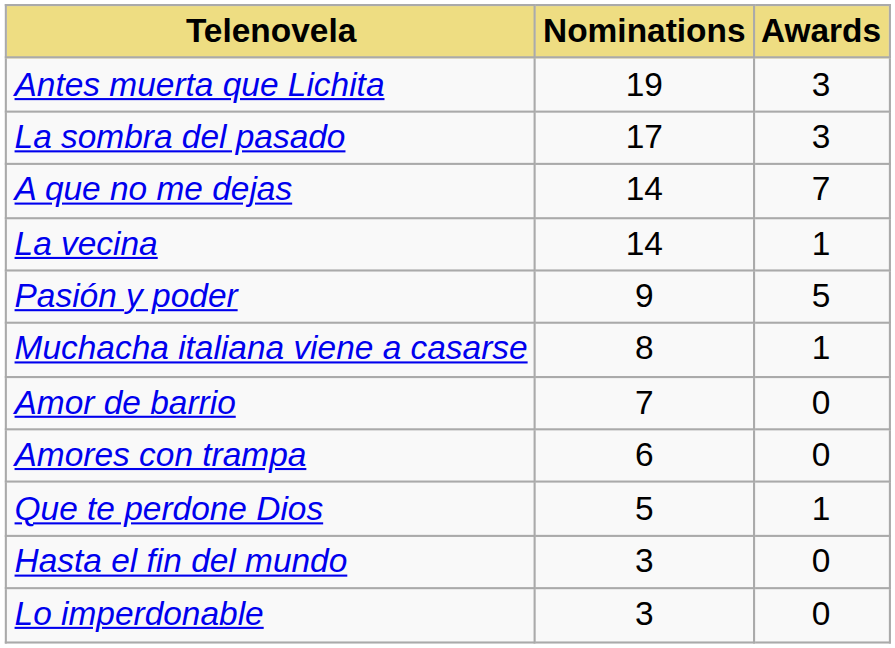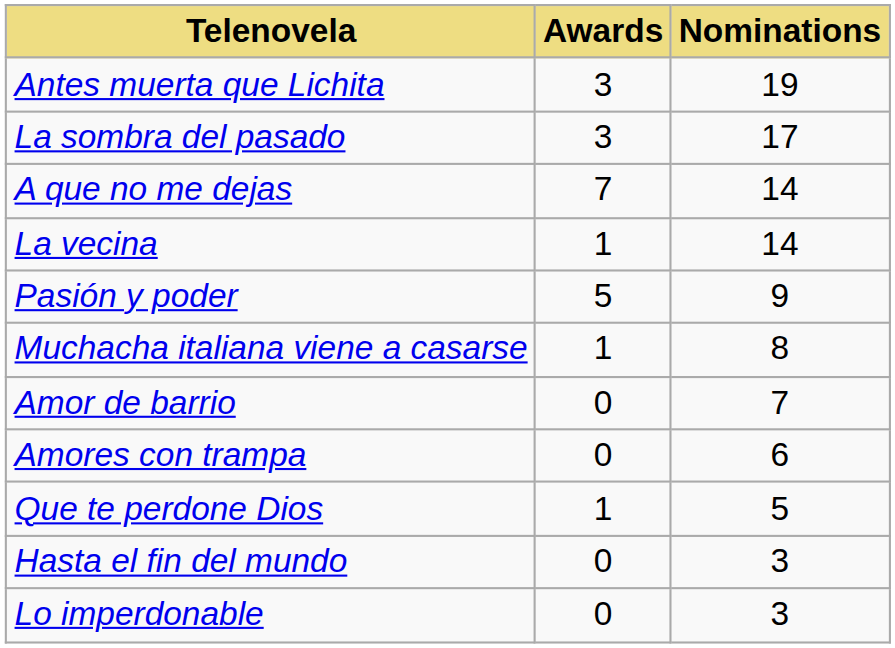columns swapped: (644, 31) <-> (821, 31)
